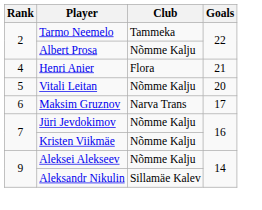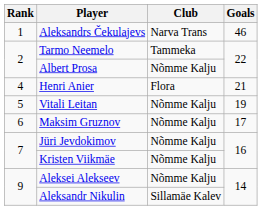+ row: (92, 31)
(220, 86) 20 -> (241, 104) 19
(158, 104) Narva Trans -> (183, 123) Nõmme Kalju
